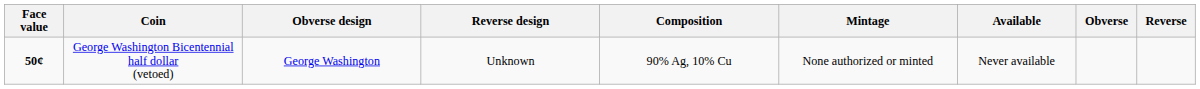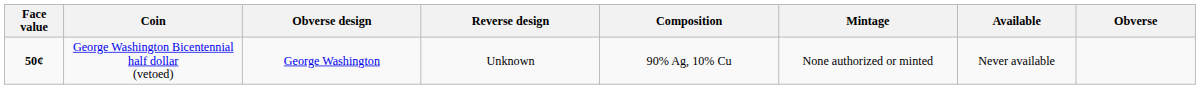- column: (1166, 20)
